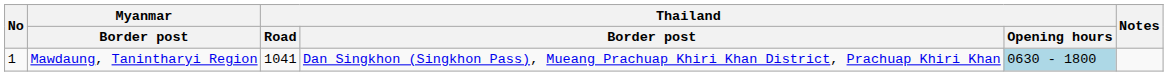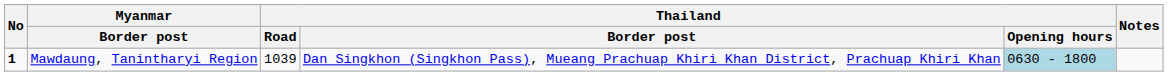(12, 60) normal -> (12, 60) bold
(280, 60) 1041 -> (280, 60) 1039
